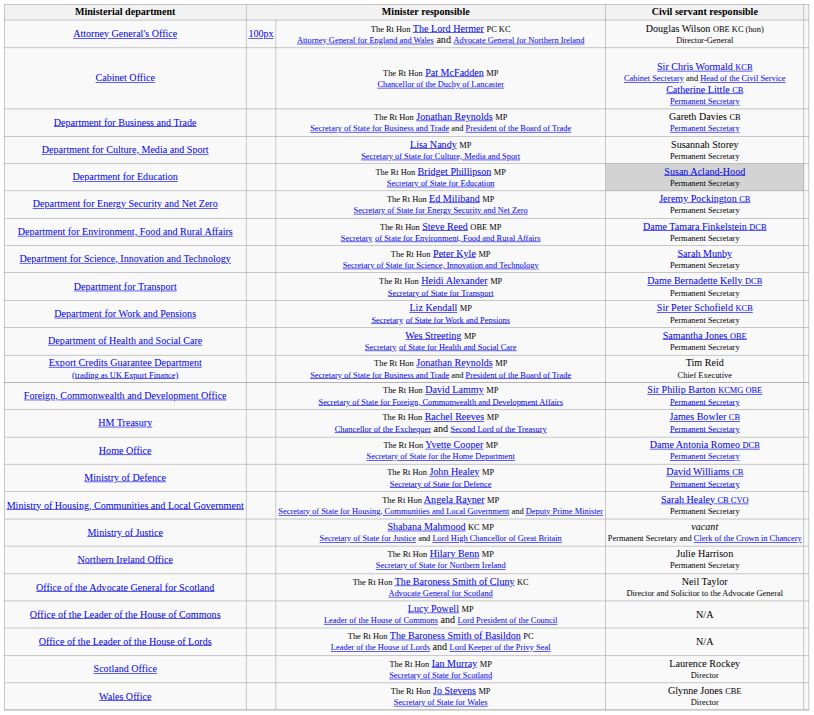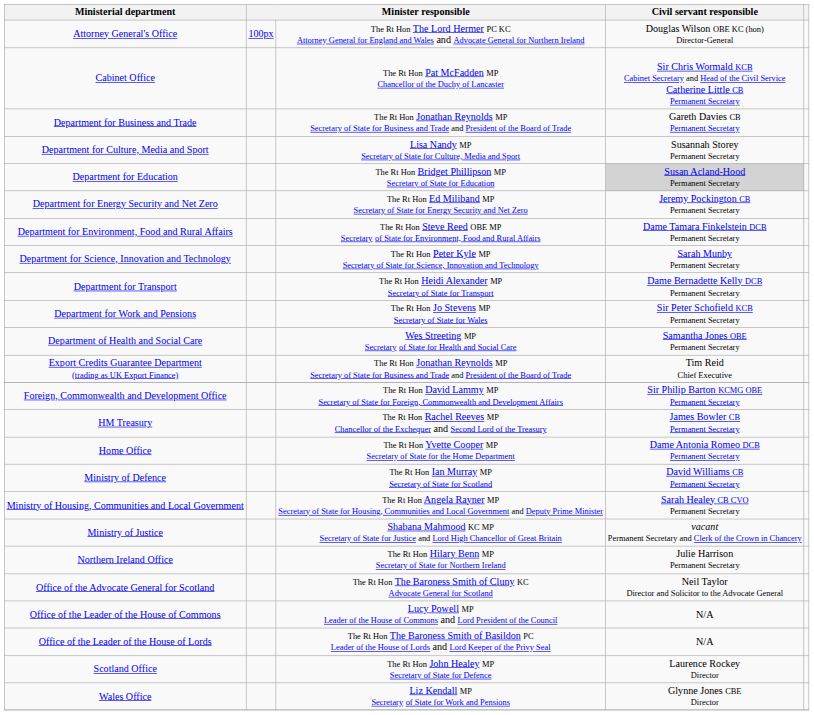(441, 314) Liz Kendall MP Secretary of State for Work and Pensions -> (441, 314) The Rt Hon Jo Stevens MP Secretary of State for Wales
(441, 478) The Rt Hon John Healey MP Secretary of State for Defence -> (441, 478) The Rt Hon Ian Murray MP Secretary of State for Scotland
(441, 669) The Rt Hon Ian Murray MP Secretary of State for Scotland -> (441, 669) The Rt Hon John Healey MP Secretary of State for Defence
(441, 696) The Rt Hon Jo Stevens MP Secretary of State for Wales -> (441, 696) Liz Kendall MP Secretary of State for Work and Pensions
